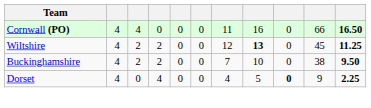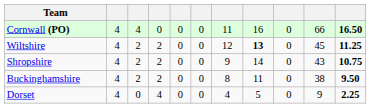+ row: (29, 62)
(227, 62) 7 -> (227, 78) 8
(258, 62) 10 -> (258, 78) 11
(289, 78) bold -> (289, 95) normal
